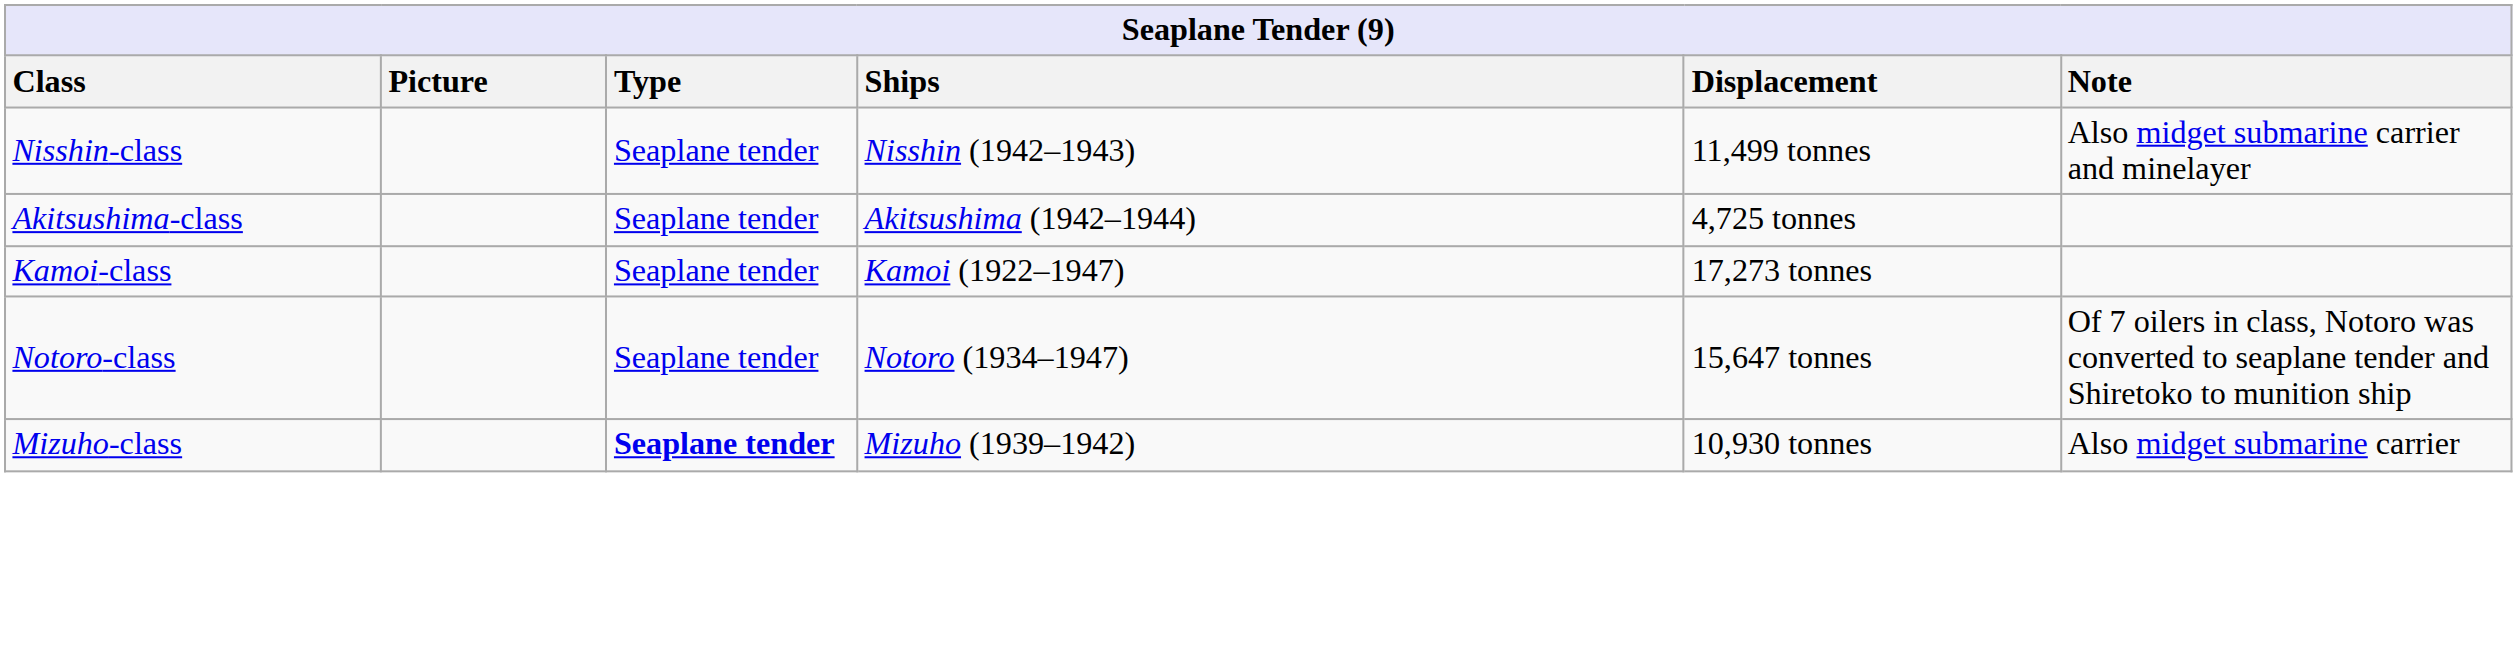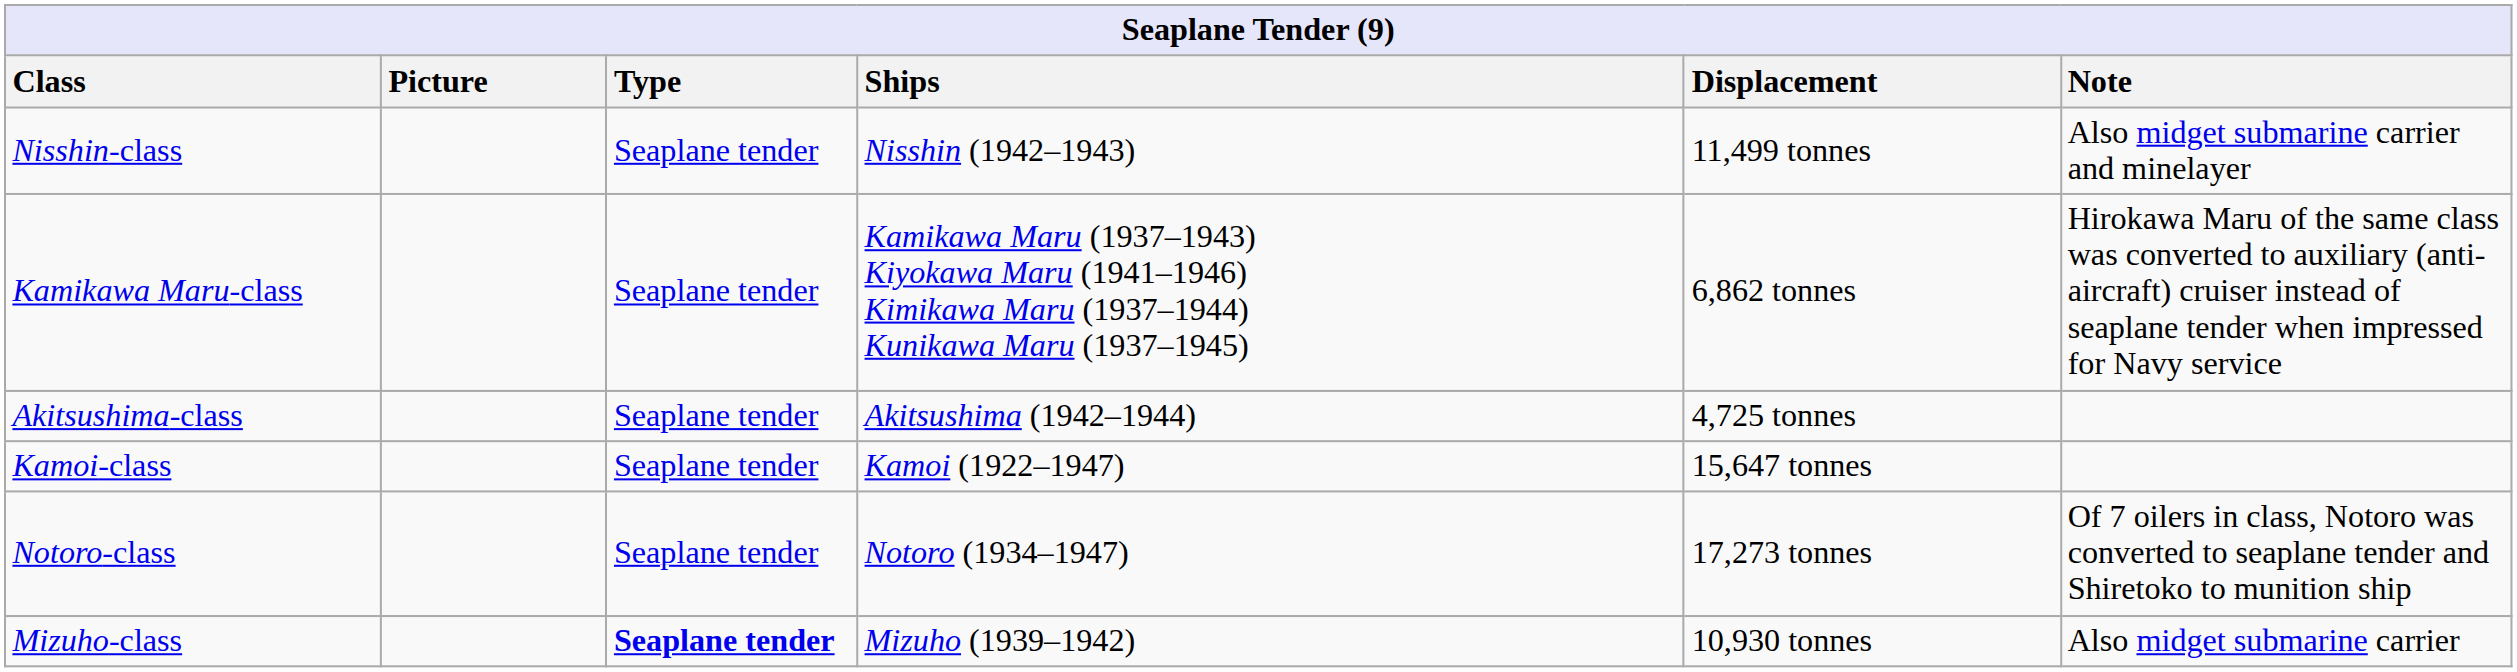+ row: (158, 291)
(1782, 270) 17,273 tonnes -> (1782, 465) 15,647 tonnes
(1782, 357) 15,647 tonnes -> (1782, 553) 17,273 tonnes
